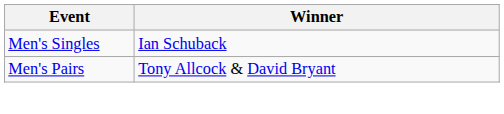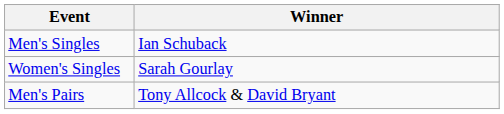+ row: (64, 69)
